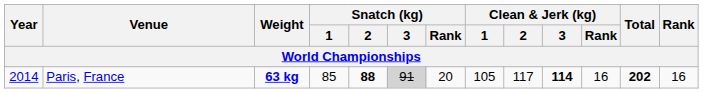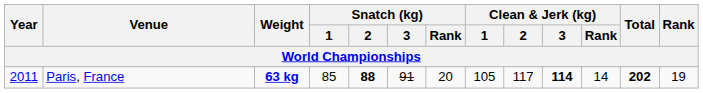(24, 77) 2014 -> (24, 77) 2011
(407, 77) lightgrey background -> (407, 77) no background
(601, 77) 16 -> (601, 77) 14
(679, 77) 16 -> (679, 77) 19
